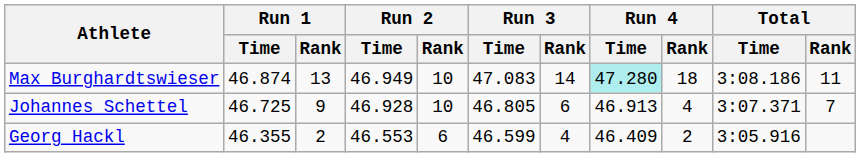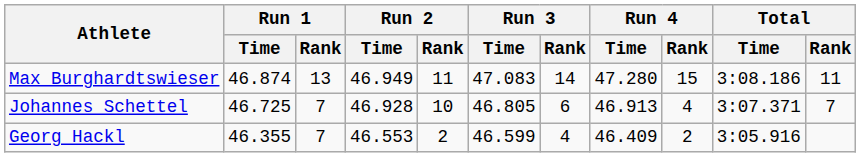(443, 78) 10 -> (443, 78) 11
(626, 78) paleturquoise background -> (626, 78) no background
(687, 78) 18 -> (687, 78) 15
(321, 108) 9 -> (321, 108) 7
(321, 137) 2 -> (321, 137) 7
(443, 137) 6 -> (443, 137) 2
